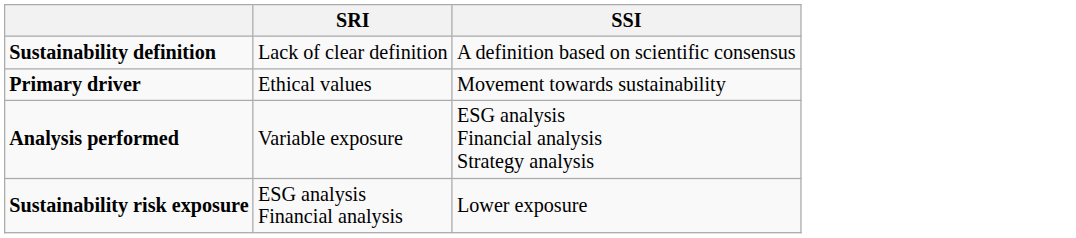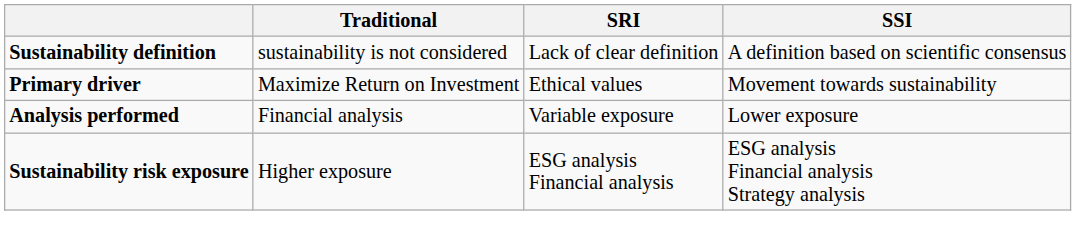+ column: (389, 20)
(529, 139) ESG analysis Financial analysis Strategy analysis -> (793, 116) Lower exposure
(522, 205) Lower exposure -> (800, 171) ESG analysis Financial analysis Strategy analysis
